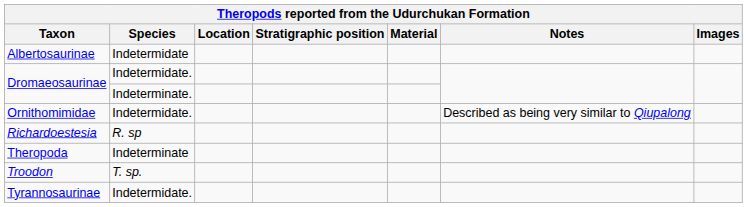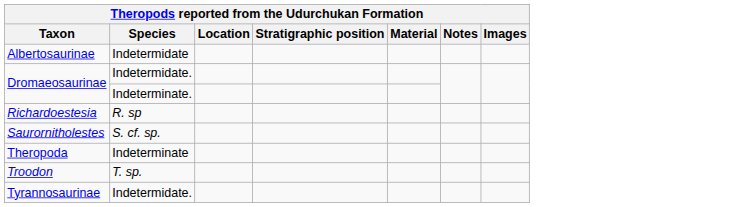- row: (51, 113)
+ row: (56, 133)
